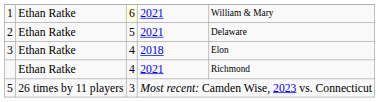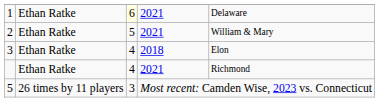(242, 13) William & Mary -> (229, 13) Delaware
(229, 32) Delaware -> (242, 32) William & Mary
